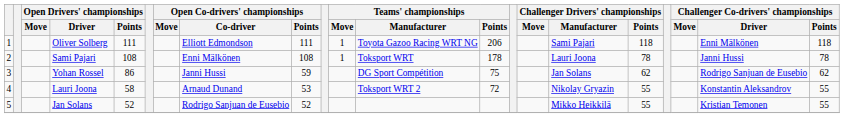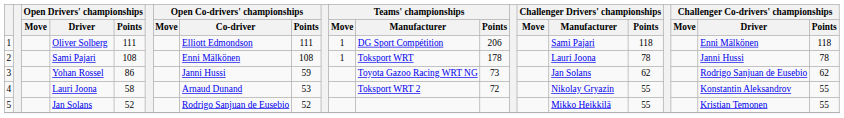(418, 42) Toyota Gazoo Racing WRT NG -> (401, 42) DG Sport Compétition
(401, 73) DG Sport Compétition -> (418, 73) Toyota Gazoo Racing WRT NG
(495, 73) 75 -> (495, 73) 73
